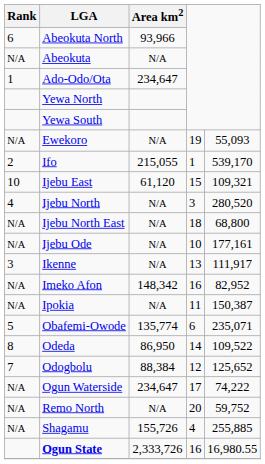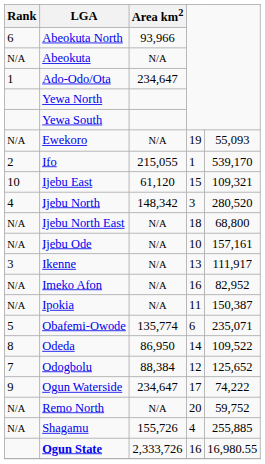(157, 202) N/A -> (157, 202) 148,342
(232, 243) 177,161 -> (232, 243) 157,161
(157, 284) 148,342 -> (157, 284) N/A
(16, 387) N/A -> (10, 387) 9
